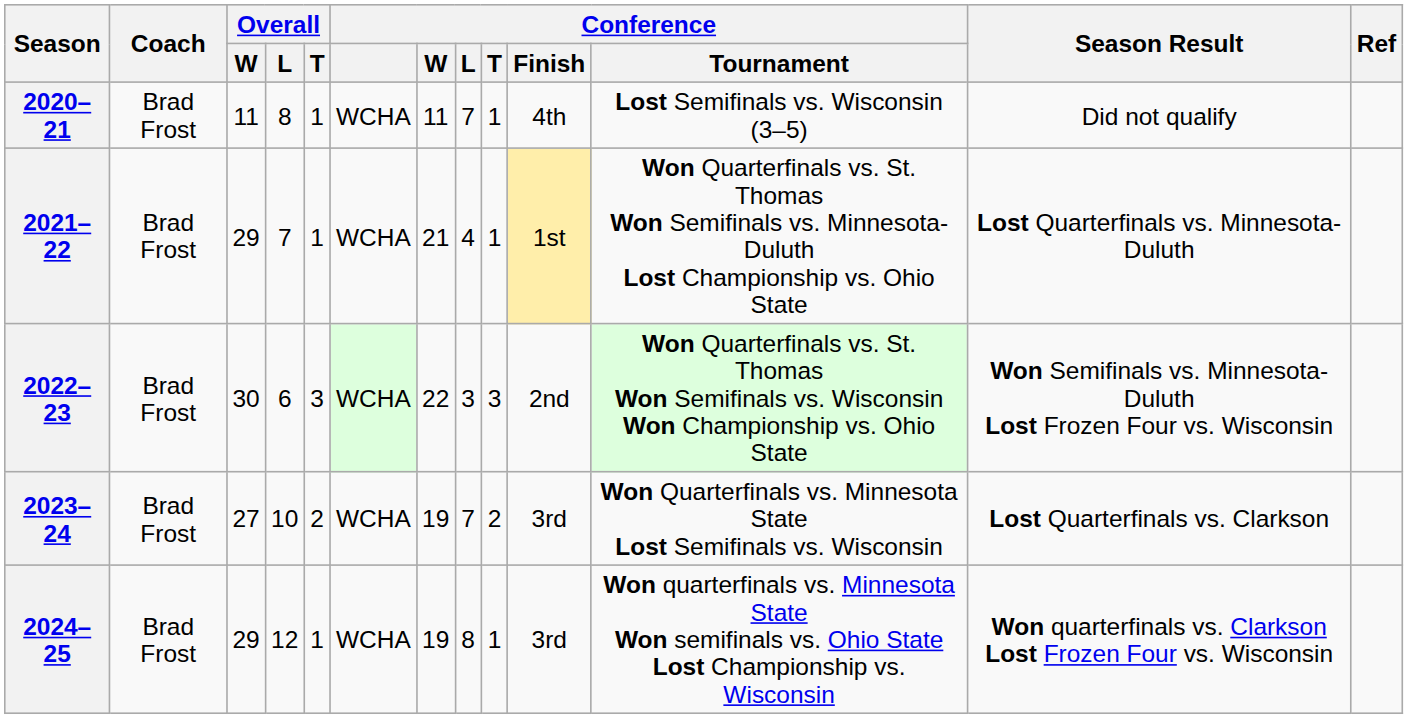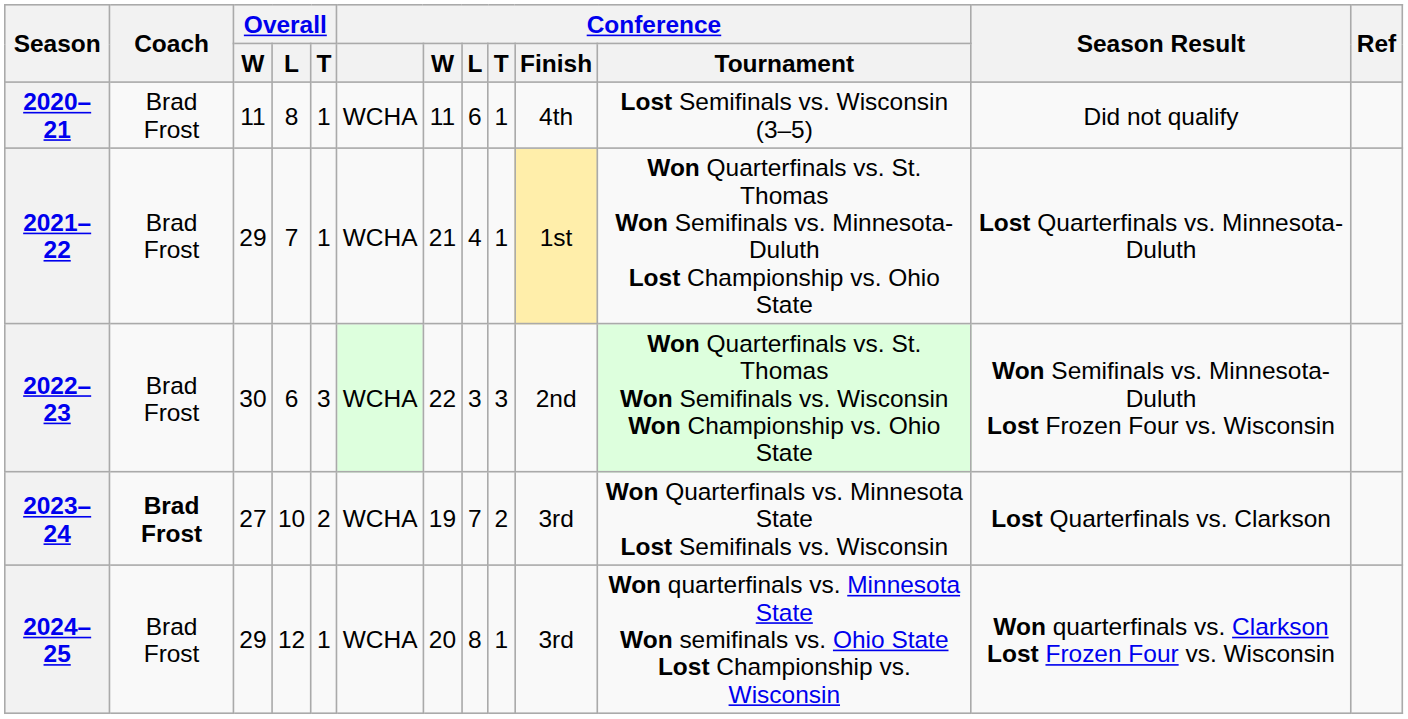(468, 116) 7 -> (475, 116) 6
(168, 519) normal -> (172, 519) bold
(436, 640) 19 -> (442, 640) 20
